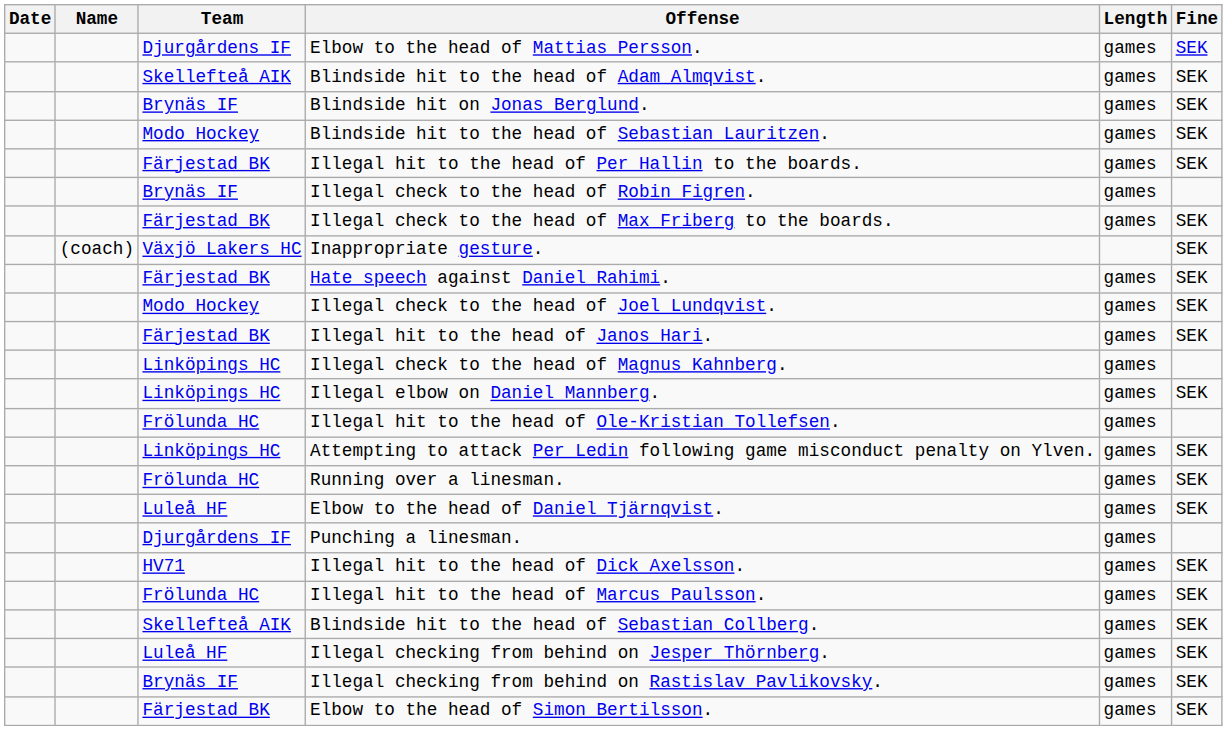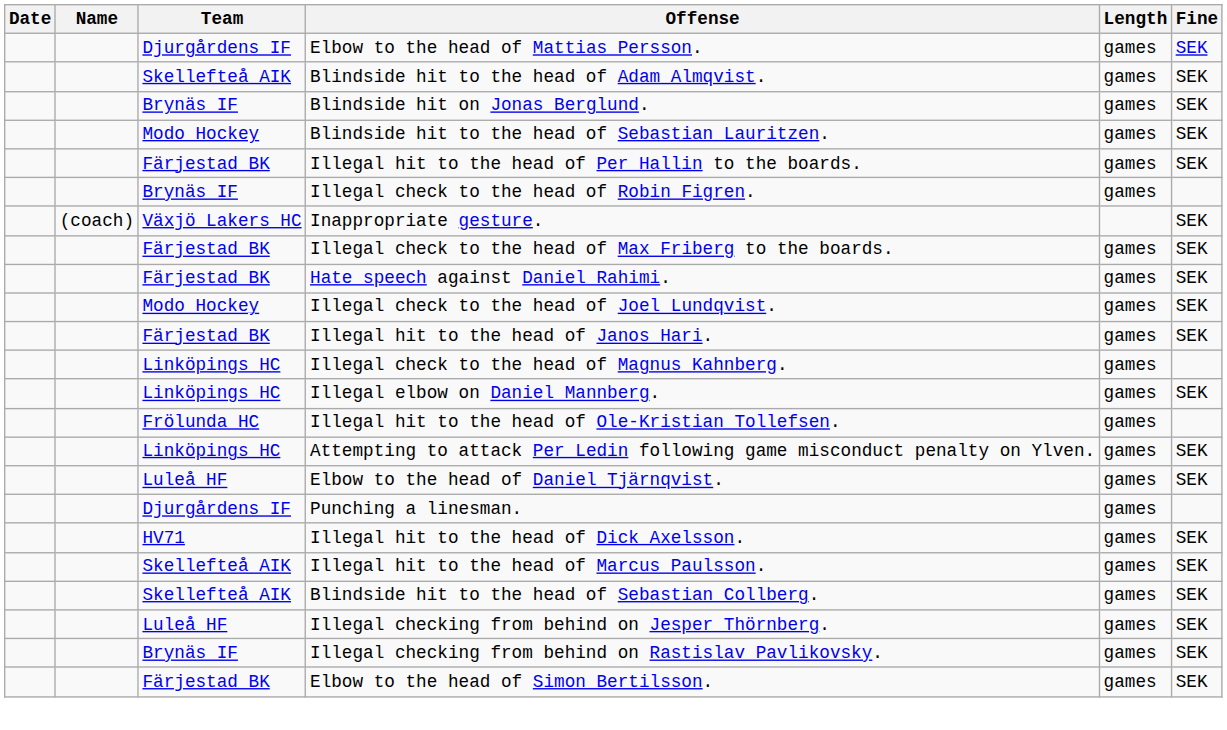rows swapped: (602, 221) <-> (427, 250)
- row: (437, 480)
(201, 595) Frölunda HC -> (217, 567) Skellefteå AIK
